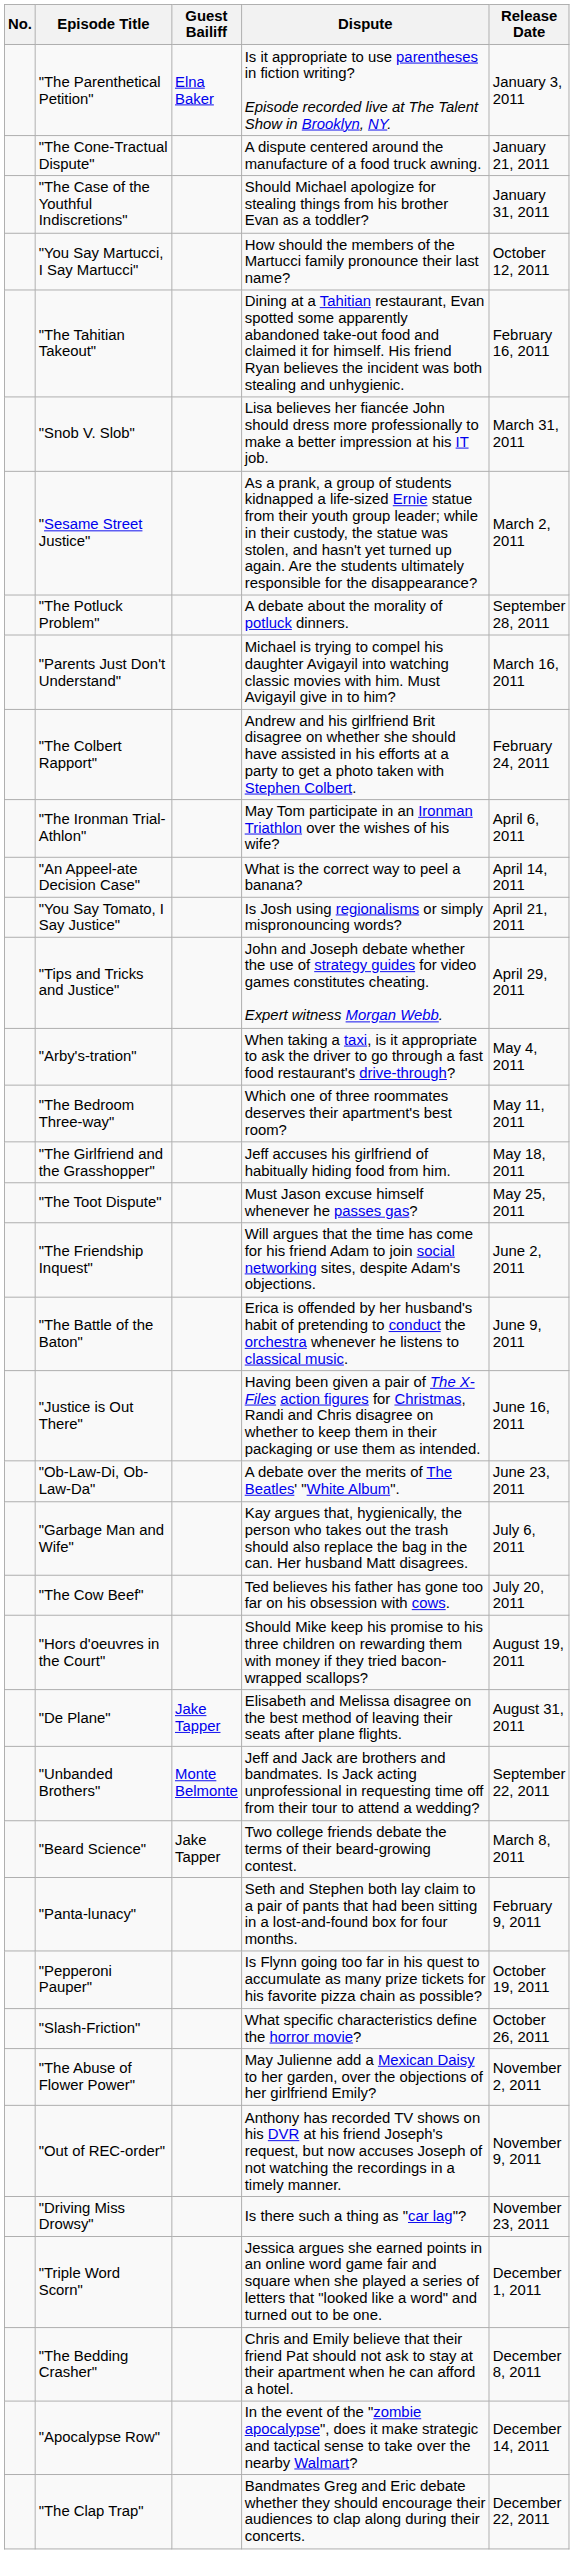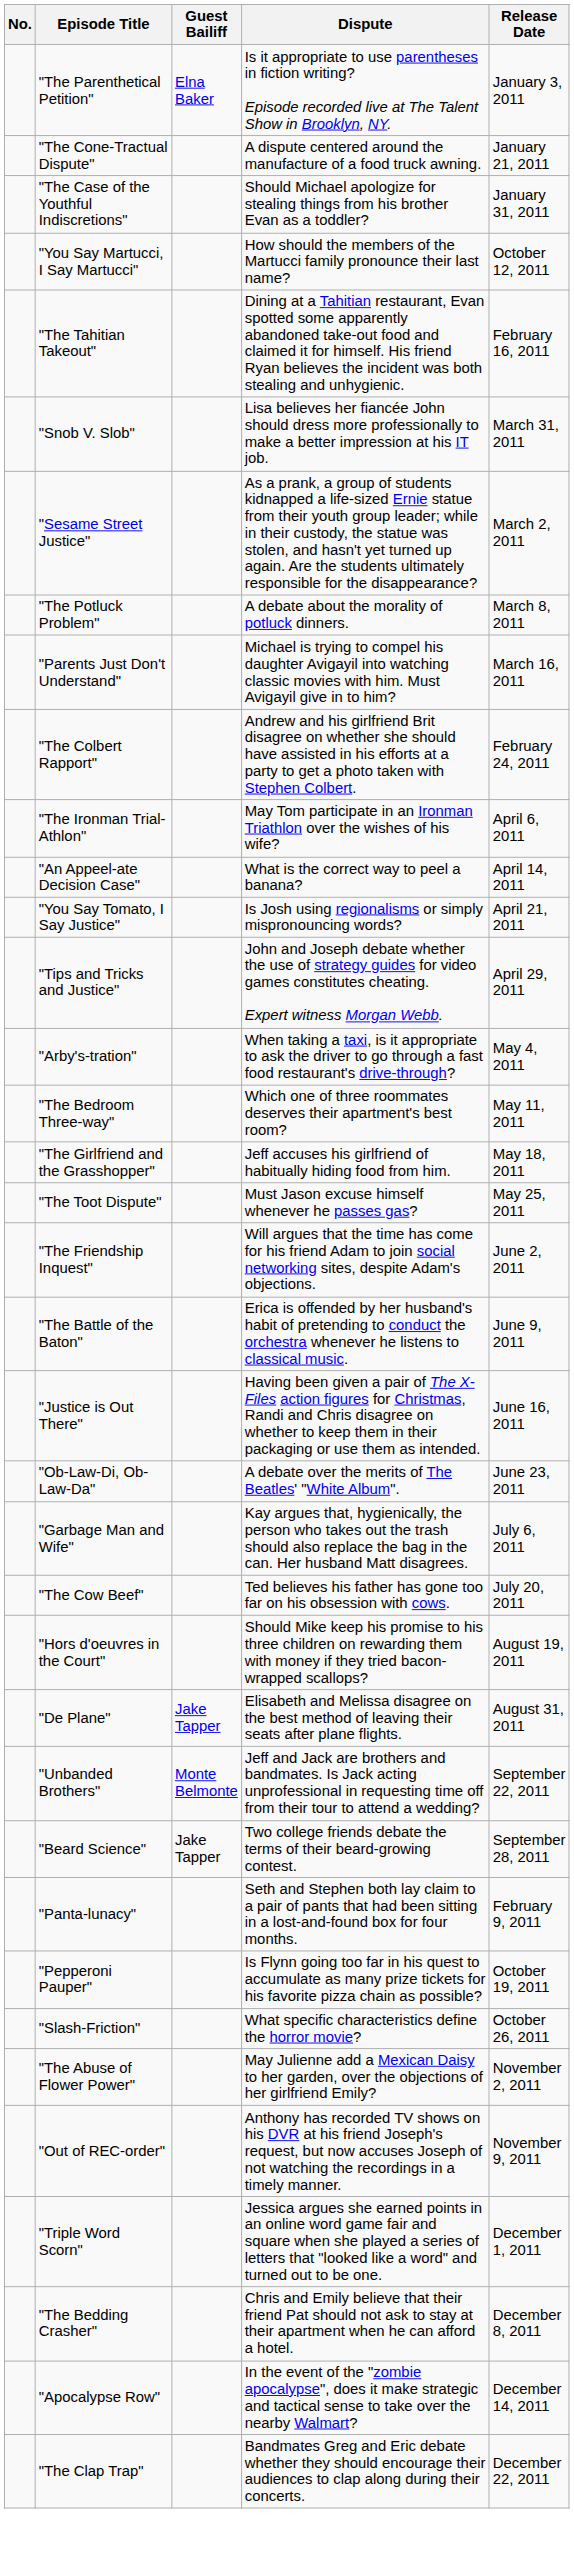(529, 615) September 28, 2011 -> (522, 615) March 8, 2011
(522, 1848) March 8, 2011 -> (529, 1848) September 28, 2011
- row: (82, 2216)
